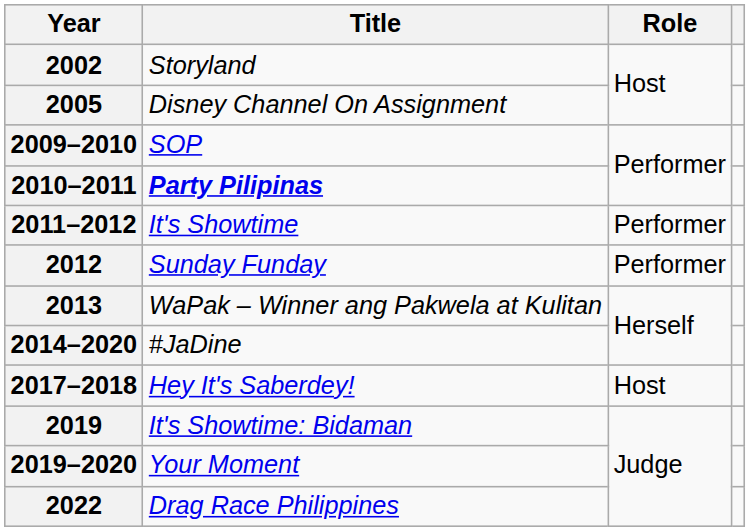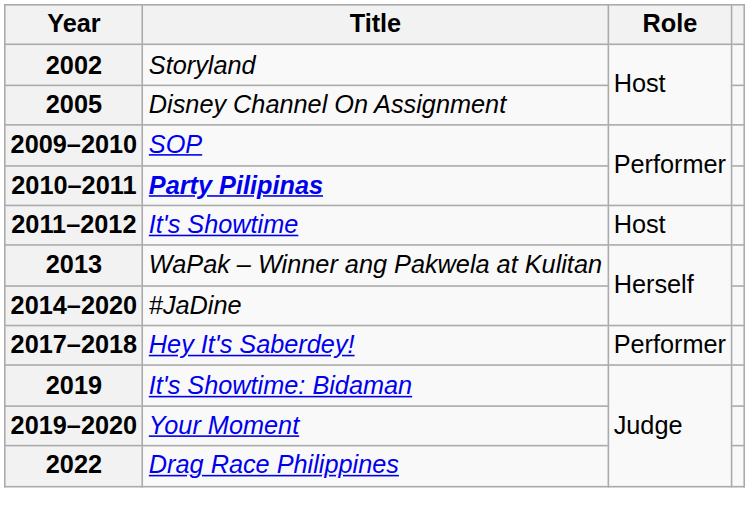(670, 225) Performer -> (640, 225) Host
- row: (74, 265)
(640, 385) Host -> (670, 345) Performer
